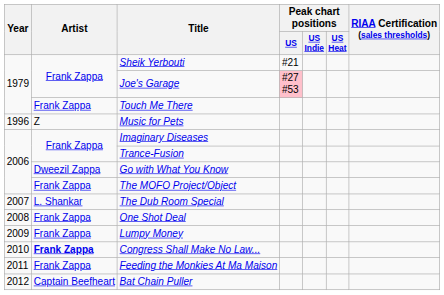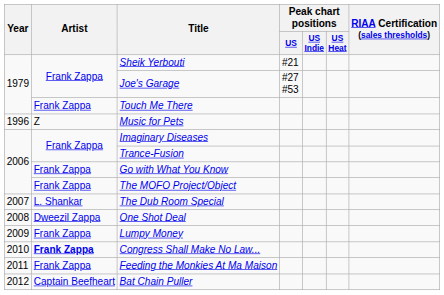(290, 84) pink background -> (290, 84) no background
(67, 169) Dweezil Zappa -> (62, 169) Frank Zappa
(62, 217) Frank Zappa -> (67, 217) Dweezil Zappa
